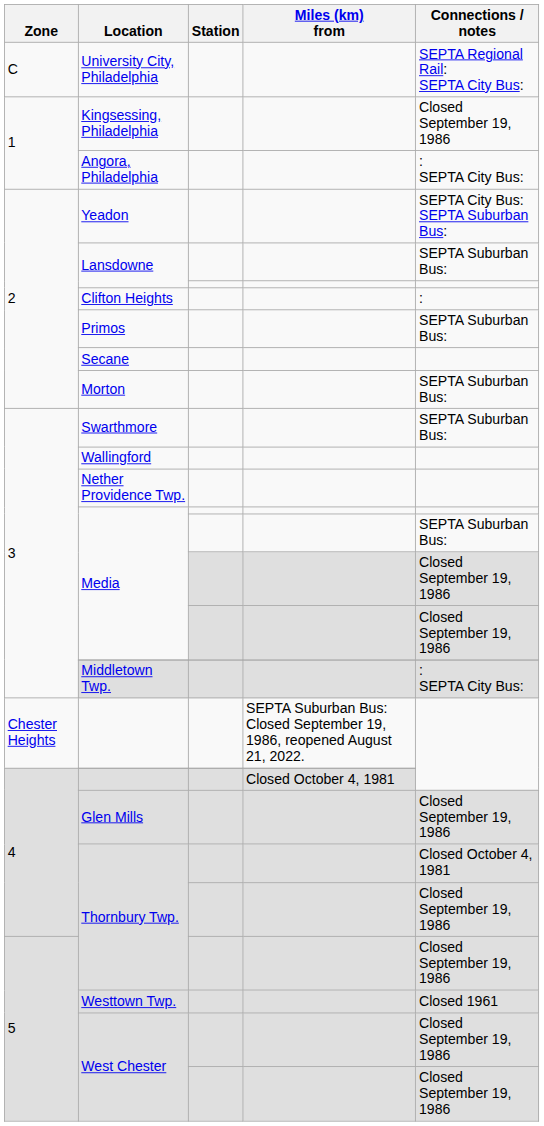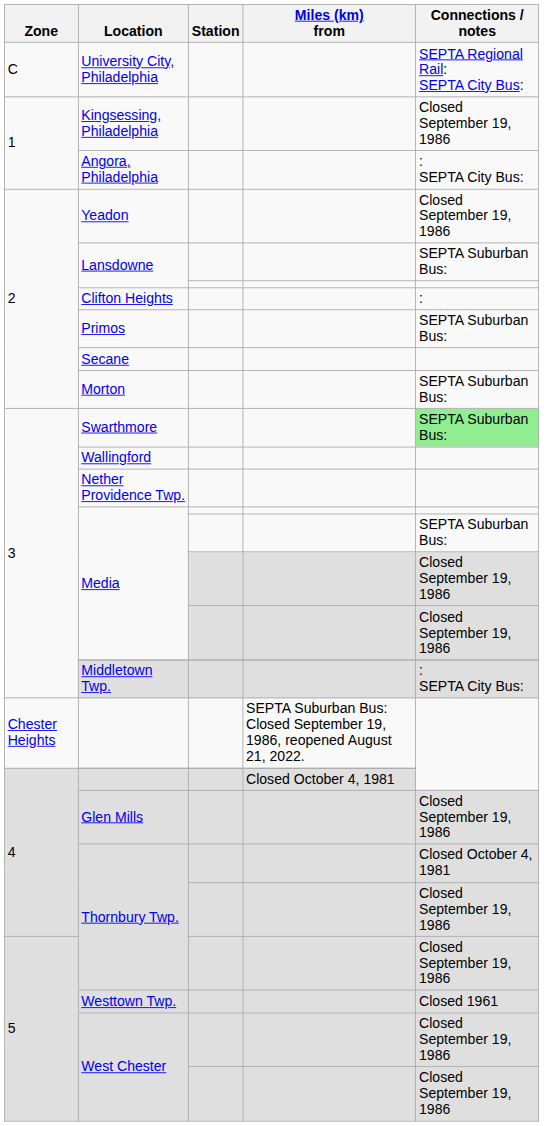(474, 215) SEPTA City Bus: SEPTA Suburban Bus: -> (465, 215) Closed September 19, 1986
(474, 427) no background -> (474, 427) lightgreen background
